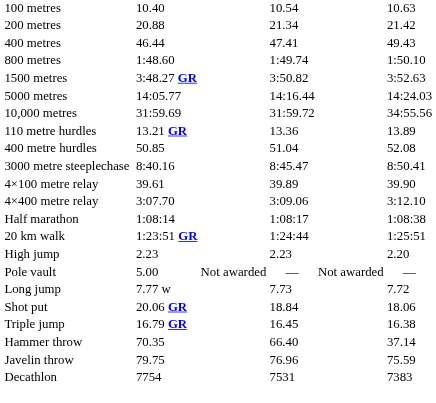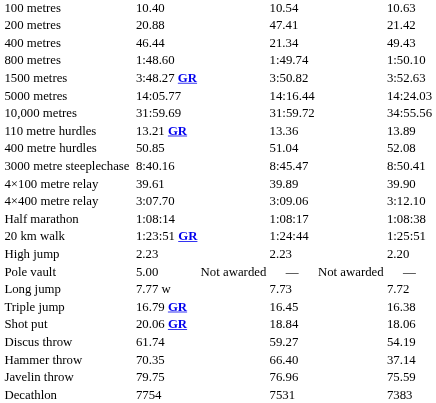(284, 25) 21.34 -> (284, 25) 47.41
(284, 42) 47.41 -> (284, 42) 21.34
rows swapped: (35, 324) <-> (26, 306)
+ row: (38, 342)
